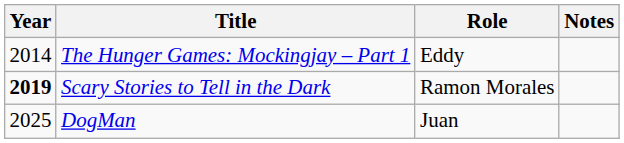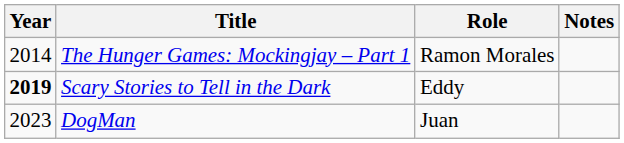(442, 54) Eddy -> (487, 54) Ramon Morales
(487, 87) Ramon Morales -> (442, 87) Eddy
(30, 120) 2025 -> (30, 120) 2023
